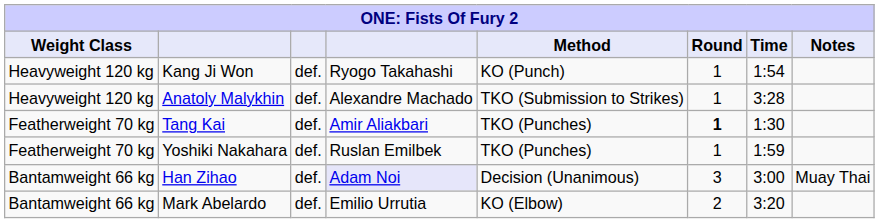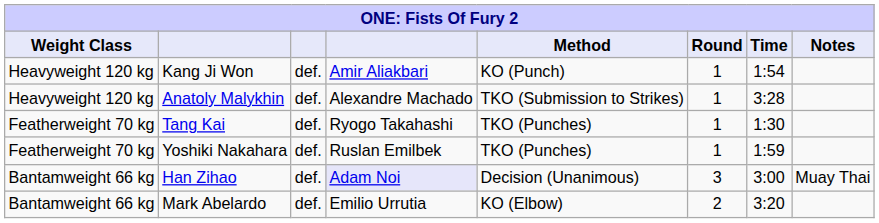(391, 71) Ryogo Takahashi -> (379, 71) Amir Aliakbari
(379, 124) Amir Aliakbari -> (391, 124) Ryogo Takahashi
(717, 124) bold -> (717, 124) normal
